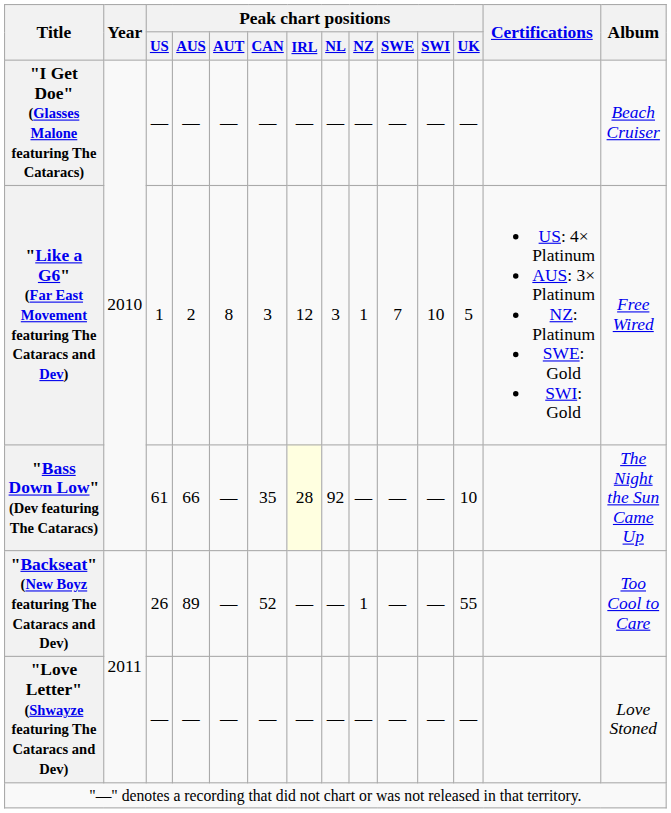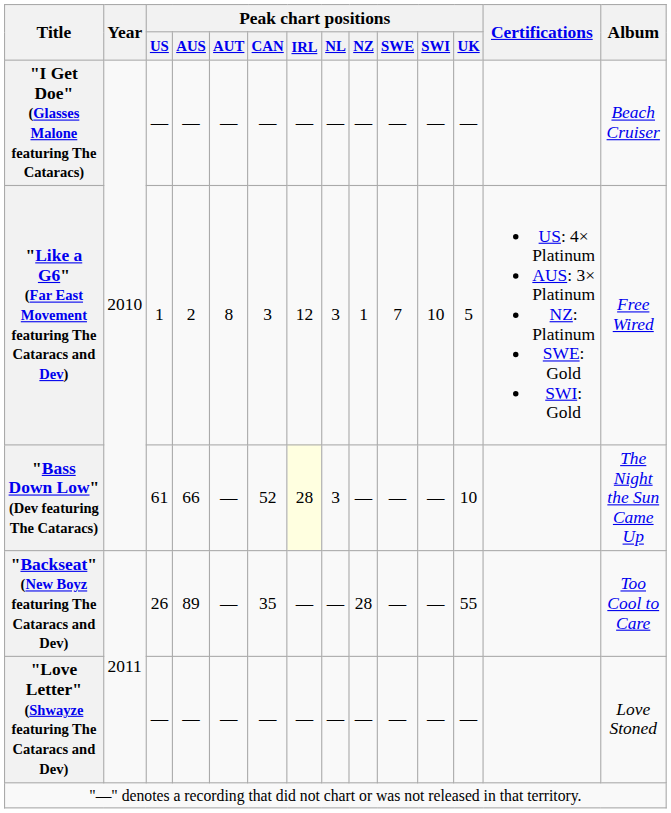(268, 497) 35 -> (268, 497) 52
(335, 497) 92 -> (335, 497) 3
(268, 603) 52 -> (268, 603) 35
(363, 603) 1 -> (363, 603) 28
